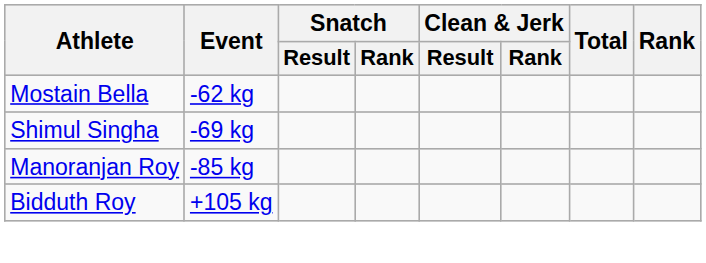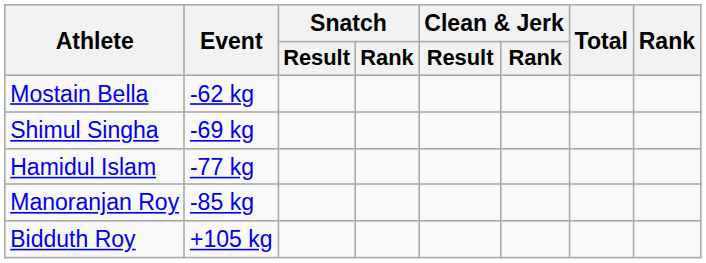+ row: (83, 167)
